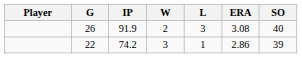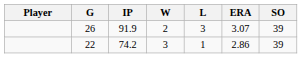(241, 28) 3.08 -> (241, 28) 3.07
(278, 28) 40 -> (278, 28) 39
